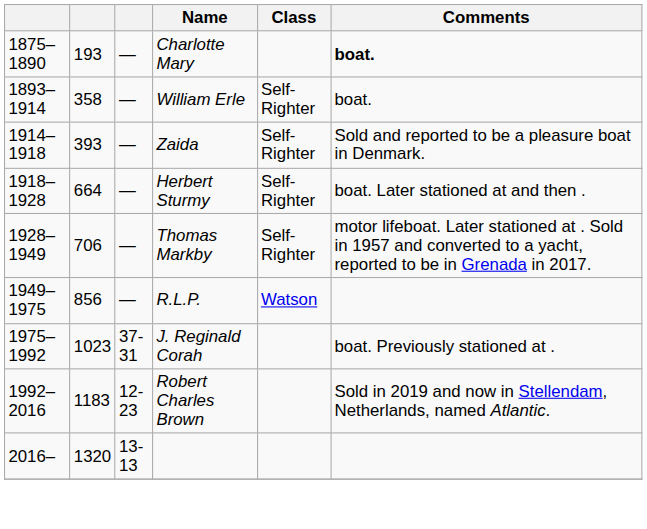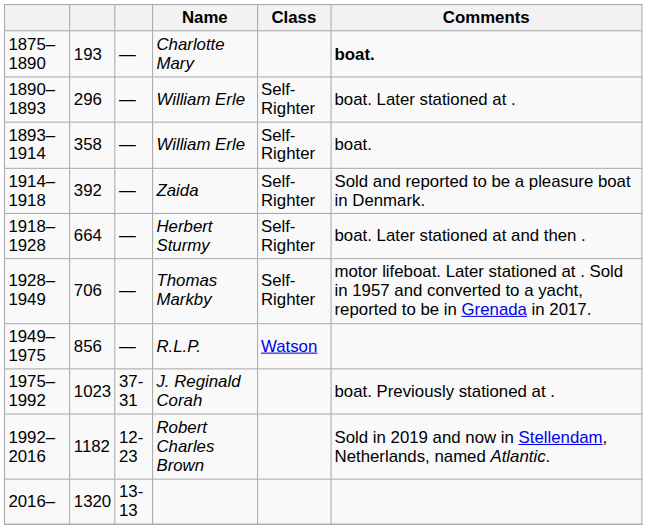+ row: (32, 99)
(88, 145) 393 -> (88, 190) 392
(92, 401) 1183 -> (92, 446) 1182
